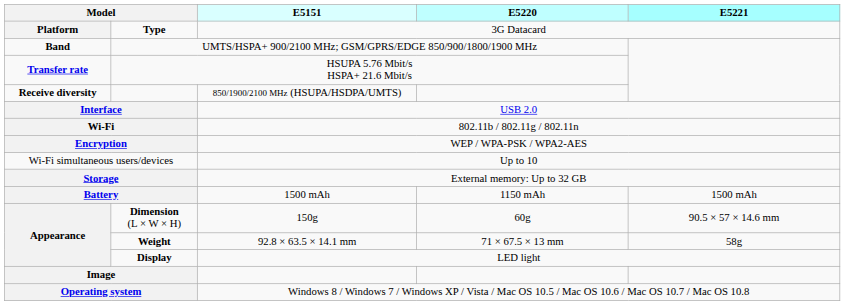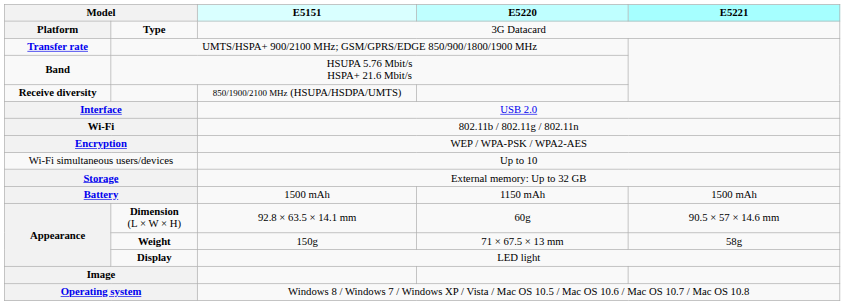(58, 47) Band -> (58, 47) Transfer rate
(58, 70) Transfer rate -> (58, 70) Band
(307, 218) 150g -> (307, 218) 92.8 × 63.5 × 14.1 mm
(307, 241) 92.8 × 63.5 × 14.1 mm -> (307, 241) 150g
